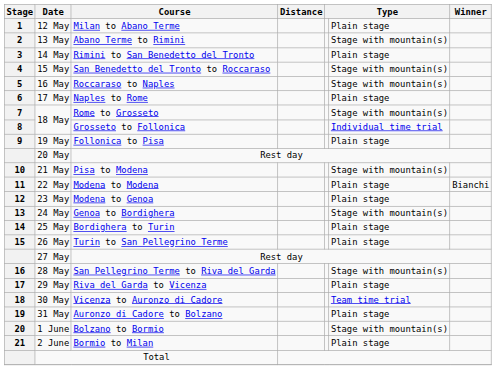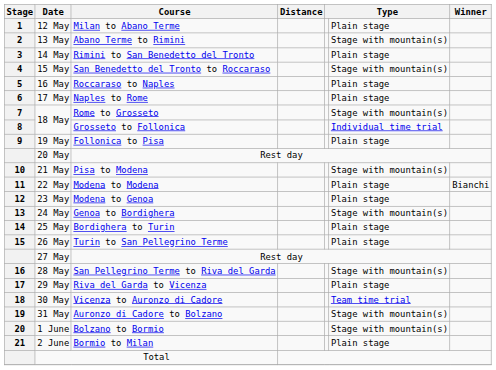(389, 84) Stage with mountain(s) -> (360, 84) Plain stage
(360, 314) Plain stage -> (389, 314) Stage with mountain(s)
